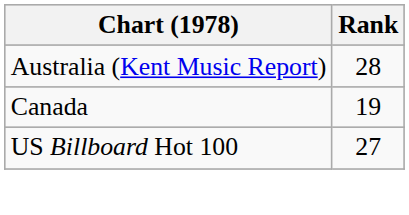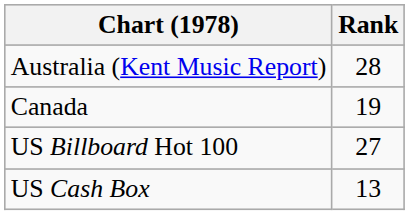+ row: (80, 188)
